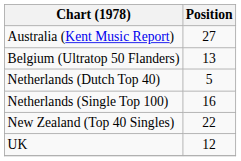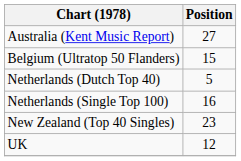(209, 58) 13 -> (209, 58) 15
(209, 123) 22 -> (209, 123) 23
